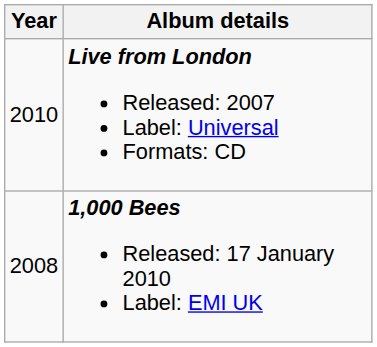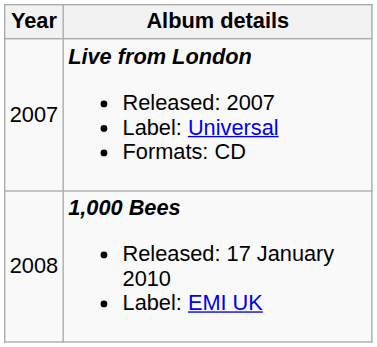(34, 114) 2010 -> (34, 114) 2007
